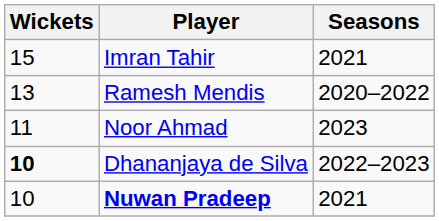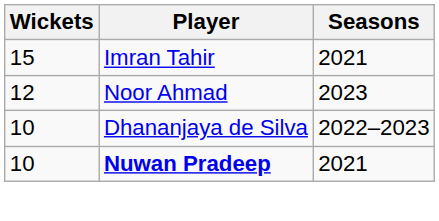- row: (184, 92)
(21, 127) 11 -> (22, 92) 12
(22, 163) bold -> (22, 127) normal
